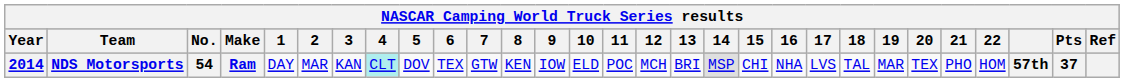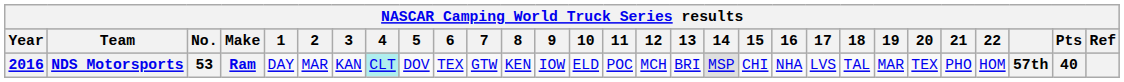(26, 64) 2014 -> (26, 64) 2016
(204, 64) 54 -> (204, 64) 53
(1069, 64) 37 -> (1069, 64) 40
